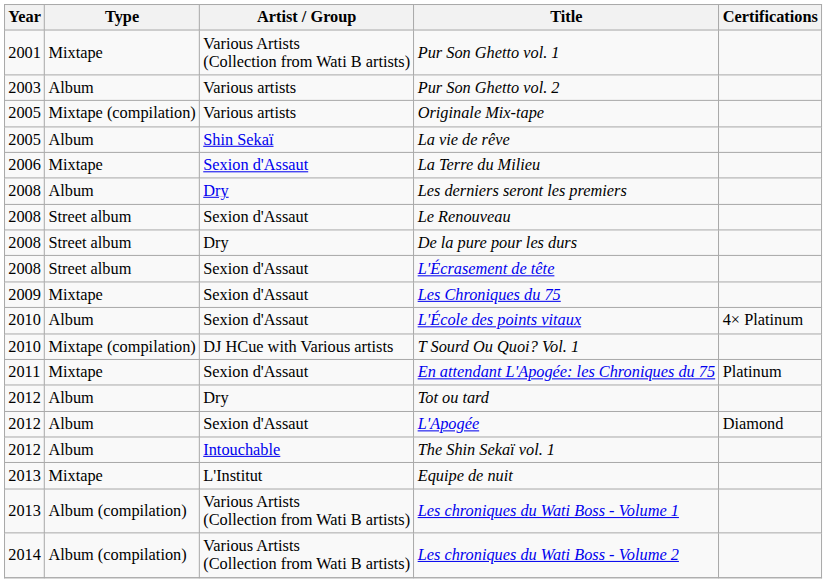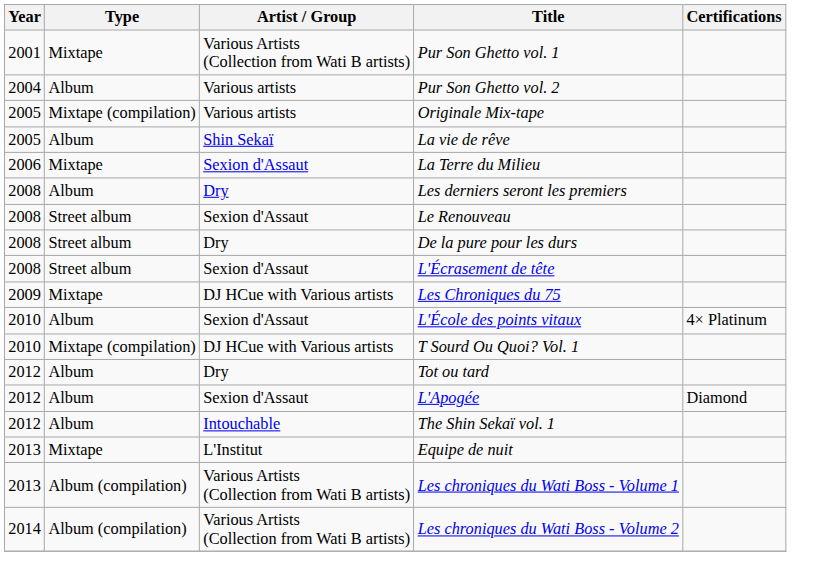(25, 87) 2003 -> (25, 87) 2004
(256, 294) Sexion d'Assaut -> (298, 294) DJ HCue with Various artists
- row: (566, 372)
